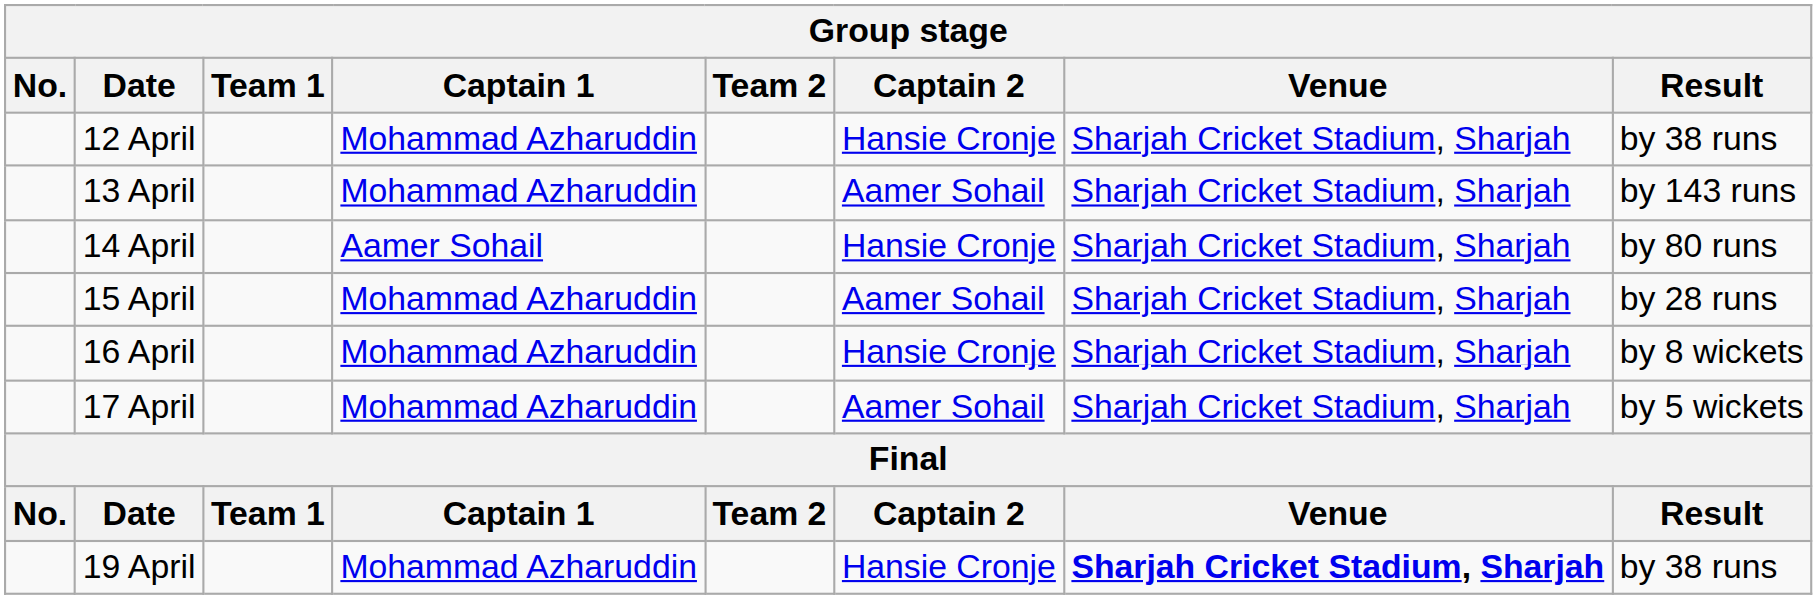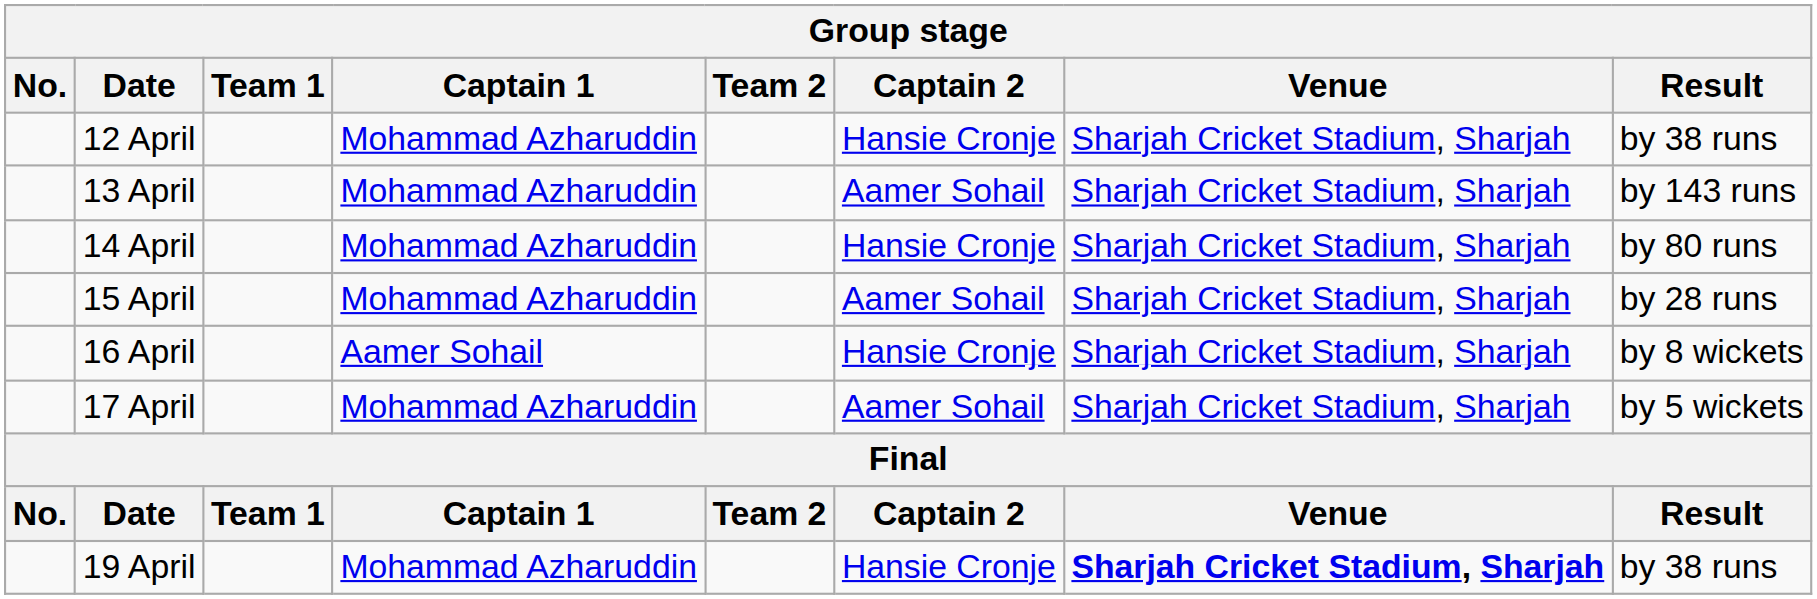(442, 245) Aamer Sohail -> (519, 245) Mohammad Azharuddin
(519, 352) Mohammad Azharuddin -> (442, 352) Aamer Sohail
